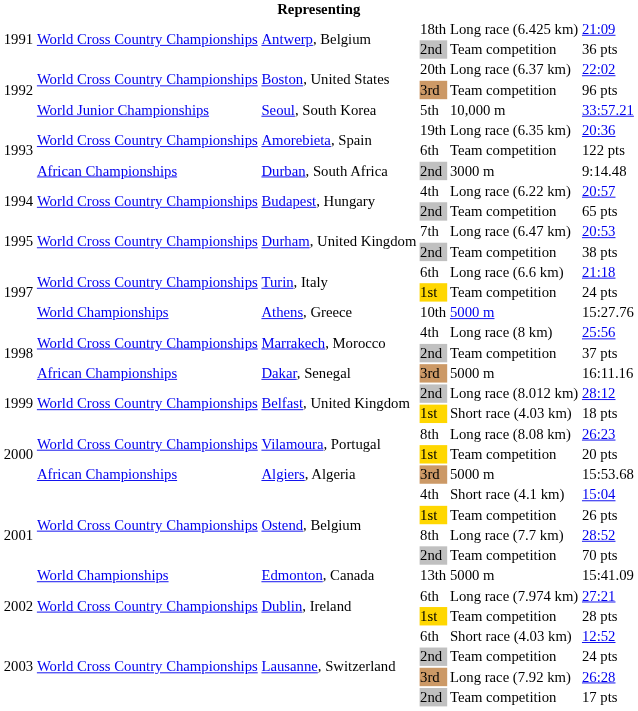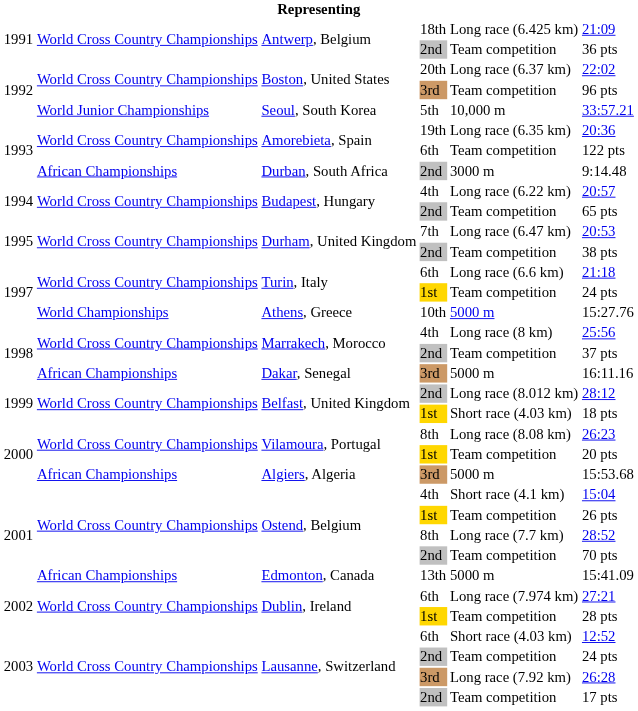(103, 575) World Championships -> (107, 575) African Championships
